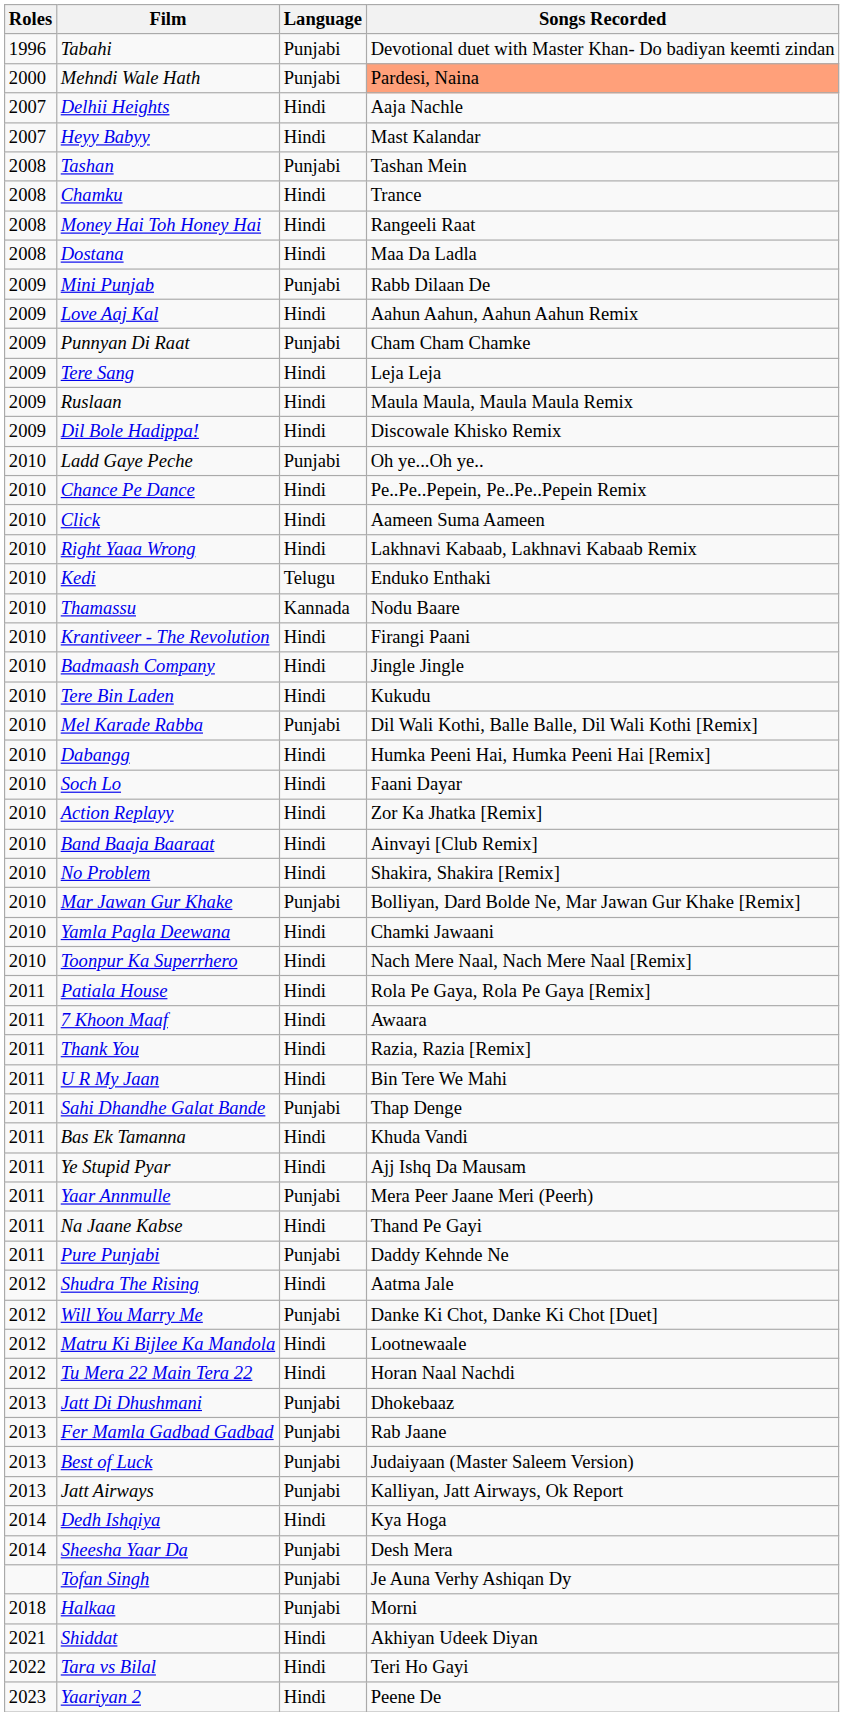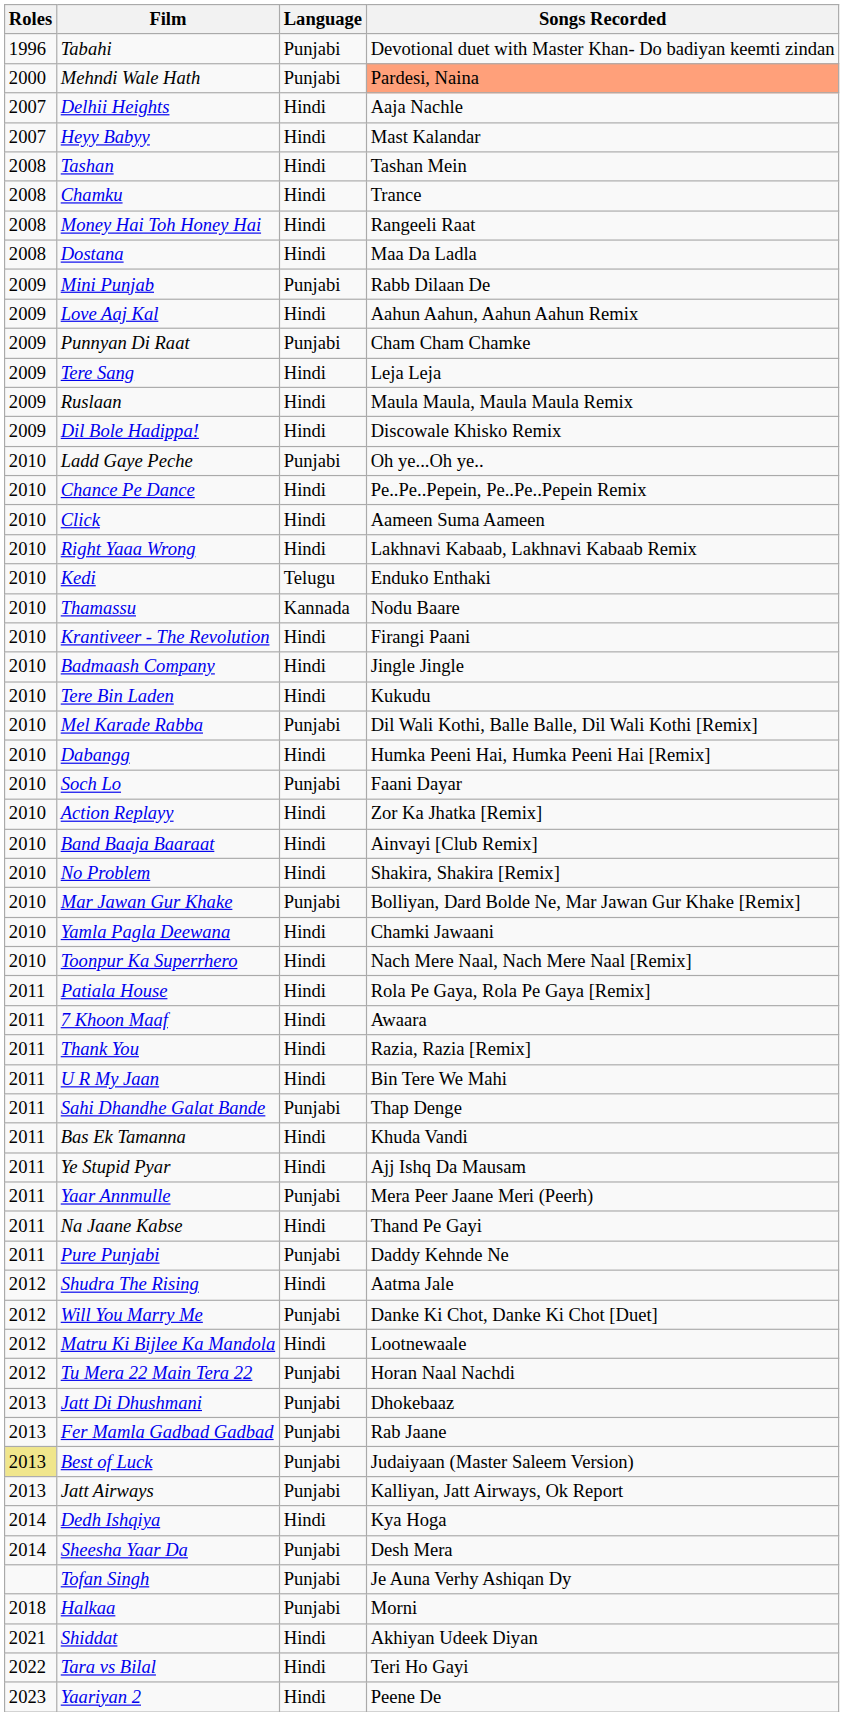(312, 166) Punjabi -> (305, 166) Hindi
(305, 784) Hindi -> (312, 784) Punjabi
(305, 1373) Hindi -> (312, 1373) Punjabi
(27, 1461) no background -> (27, 1461) khaki background
